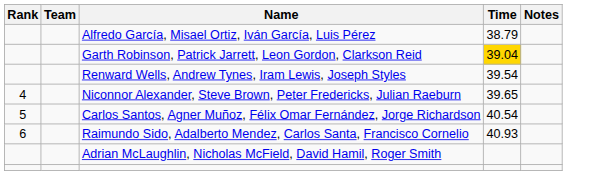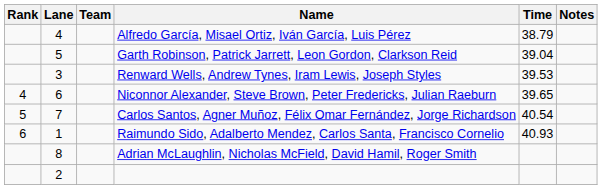+ column: (59, 15)
(502, 55) gold background -> (538, 55) no background
(502, 75) 39.54 -> (538, 75) 39.53
